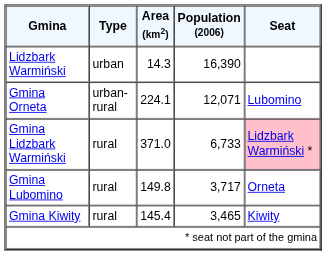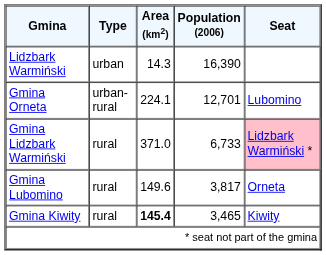(222, 100) 12,071 -> (222, 100) 12,701
(155, 187) 149.8 -> (155, 187) 149.6
(225, 187) 3,717 -> (225, 187) 3,817
(155, 216) normal -> (155, 216) bold
